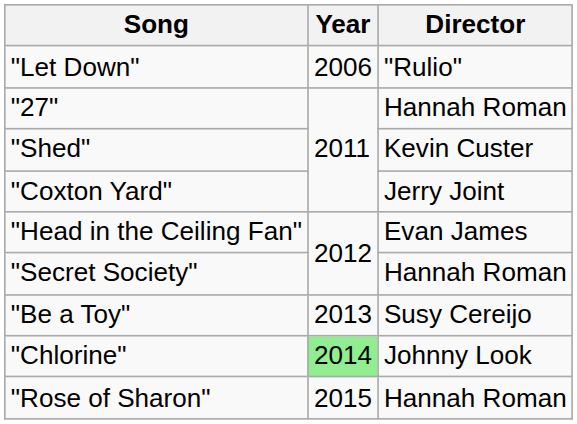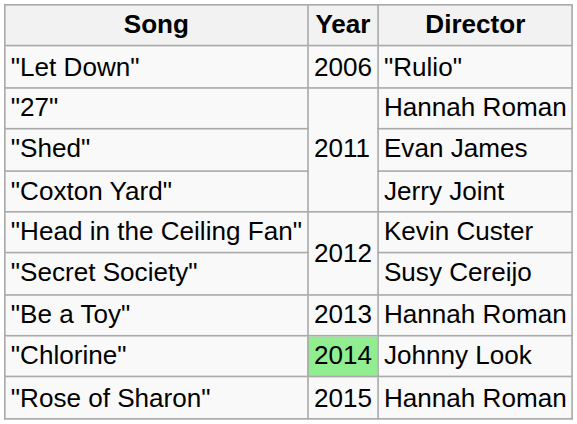(459, 149) Kevin Custer -> (456, 149) Evan James
(456, 231) Evan James -> (459, 231) Kevin Custer
(475, 273) Hannah Roman -> (458, 273) Susy Cereijo
(458, 314) Susy Cereijo -> (475, 314) Hannah Roman
